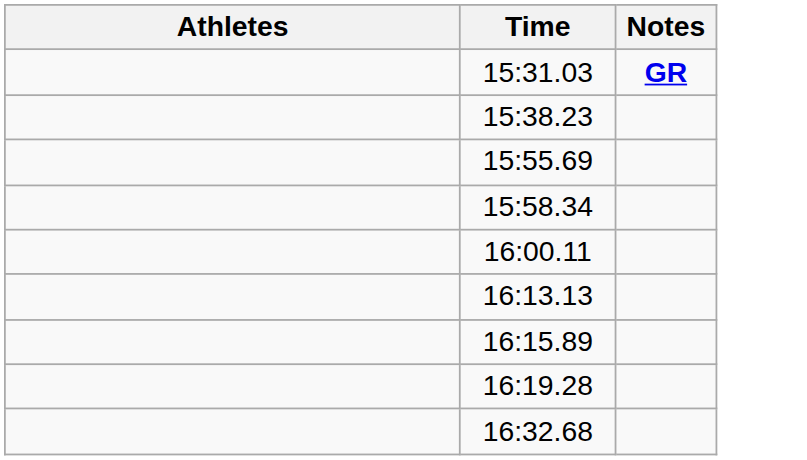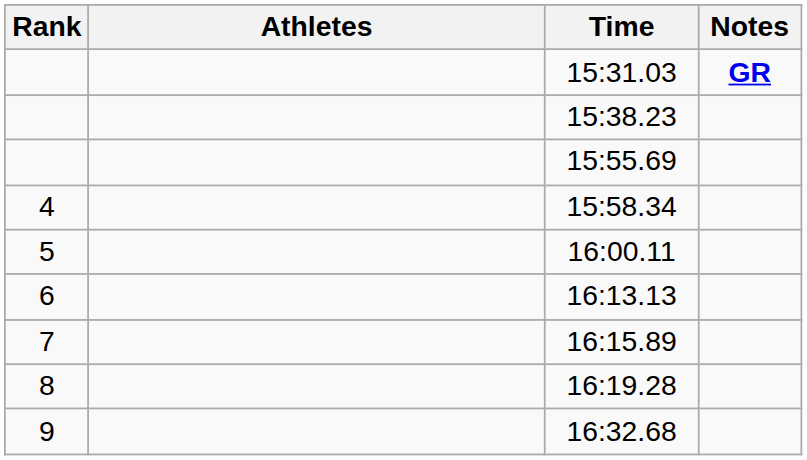+ column: (47, 26)
